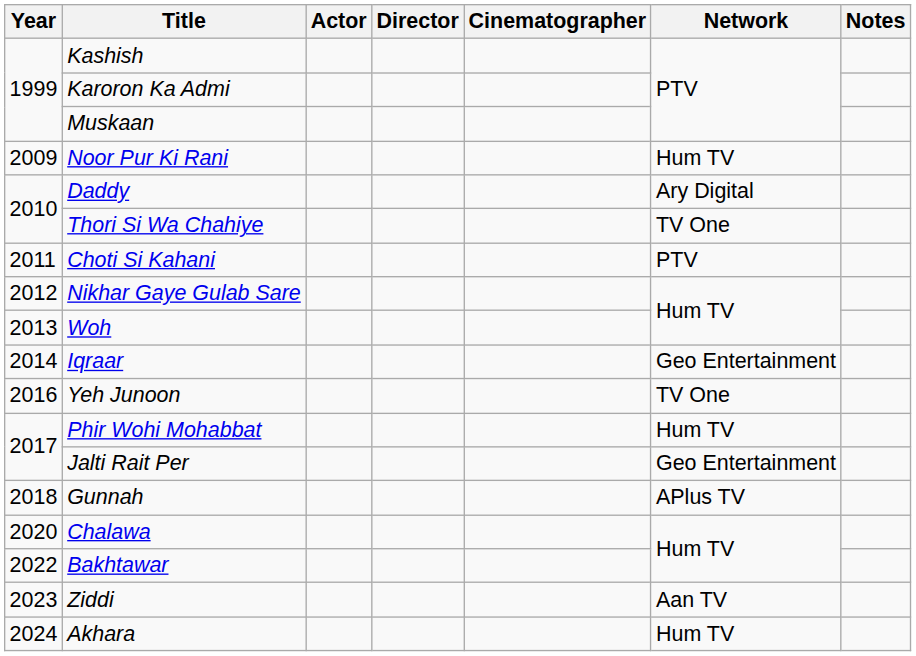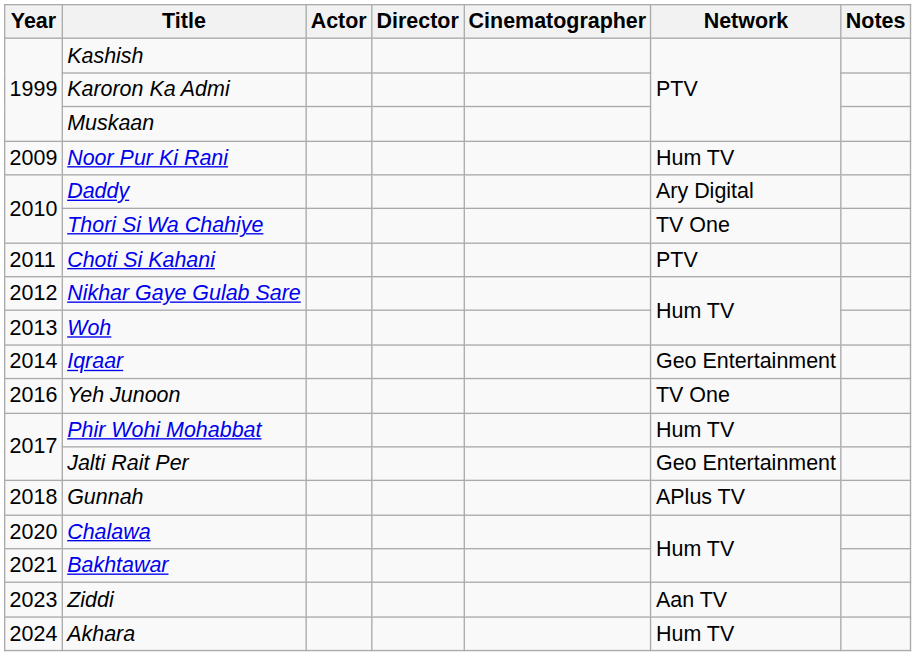(33, 565) 2022 -> (33, 565) 2021
